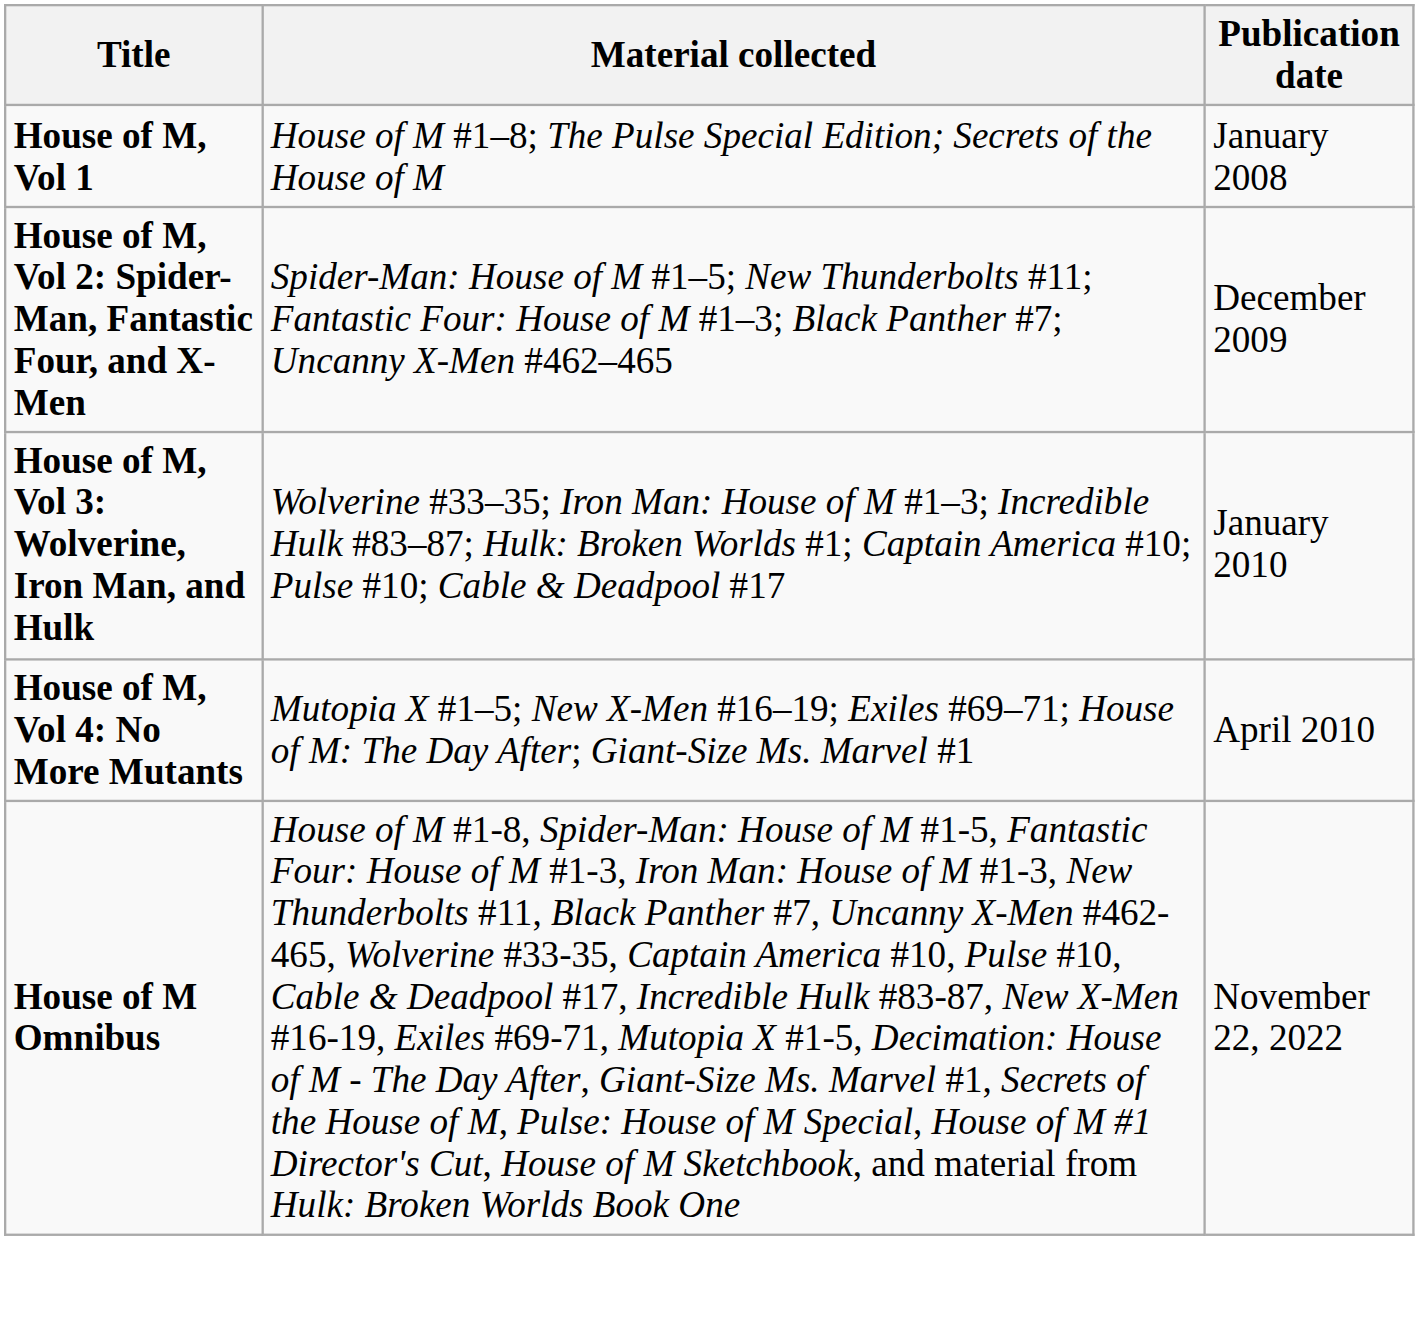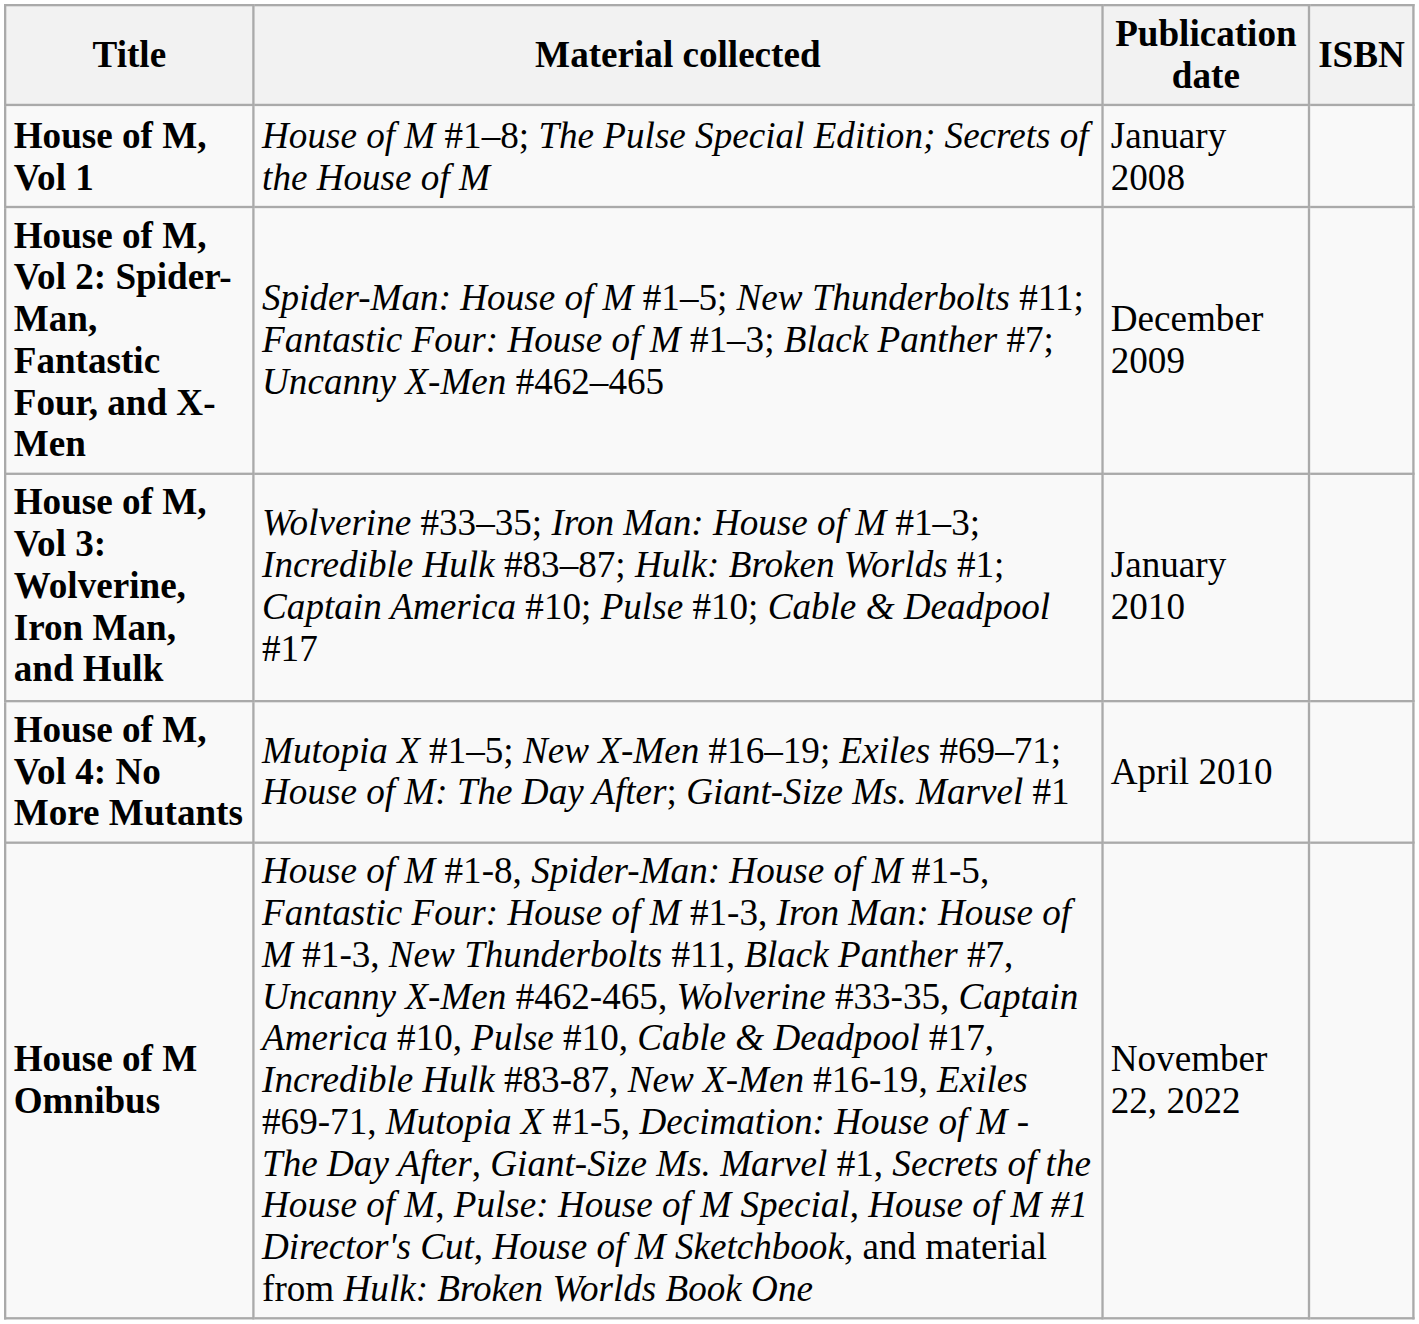+ column: (1361, 54)
